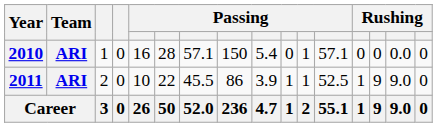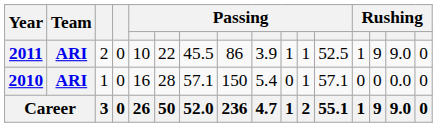rows swapped: (26, 53) <-> (26, 80)
